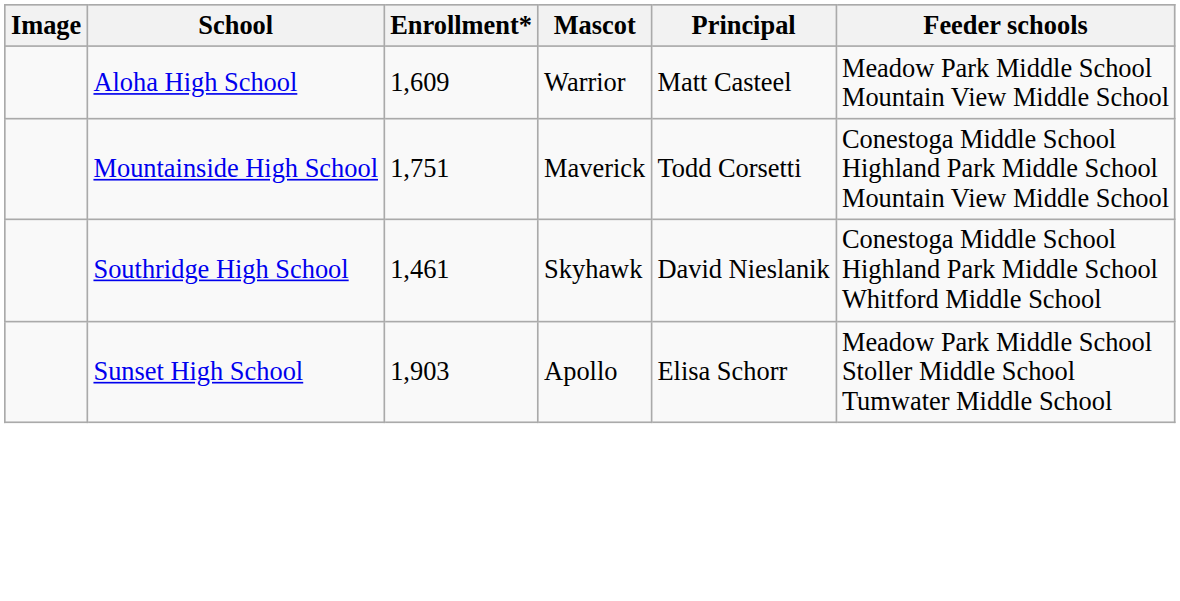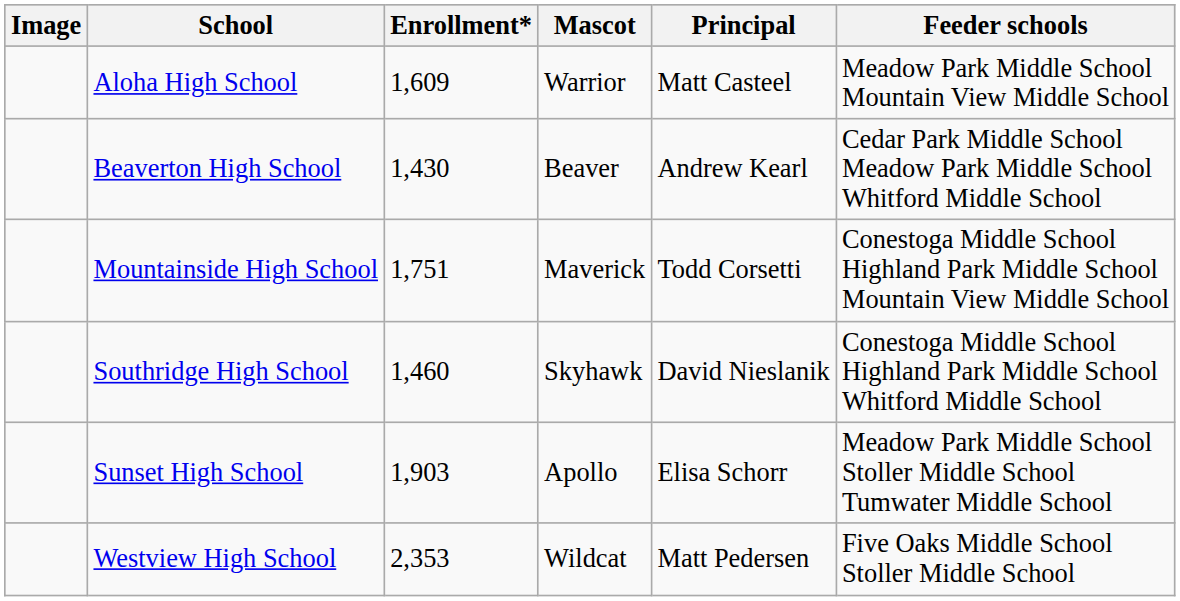+ row: (217, 168)
(420, 269) 1,461 -> (420, 371) 1,460
+ row: (215, 558)
